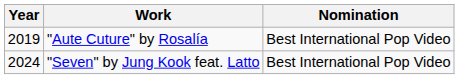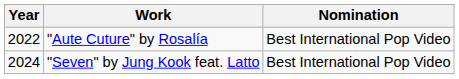(24, 39) 2019 -> (24, 39) 2022
